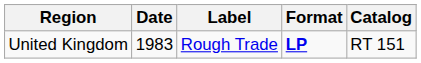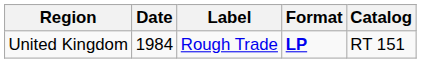(154, 44) 1983 -> (154, 44) 1984
